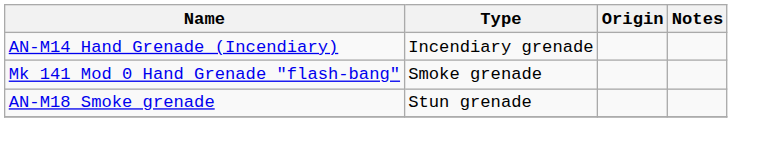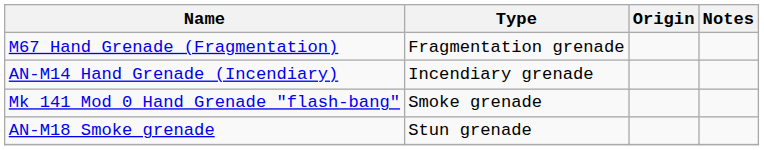+ row: (174, 47)
